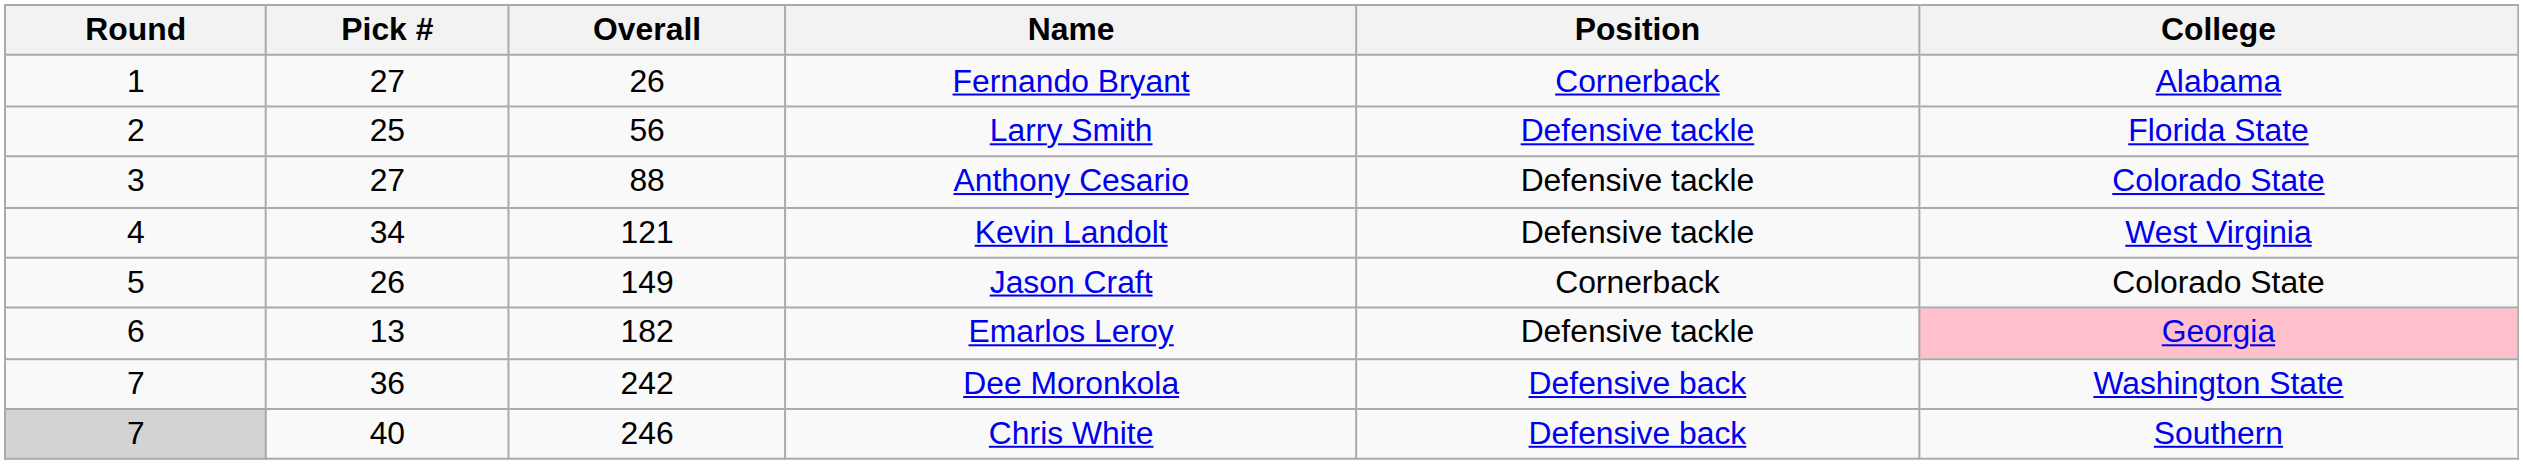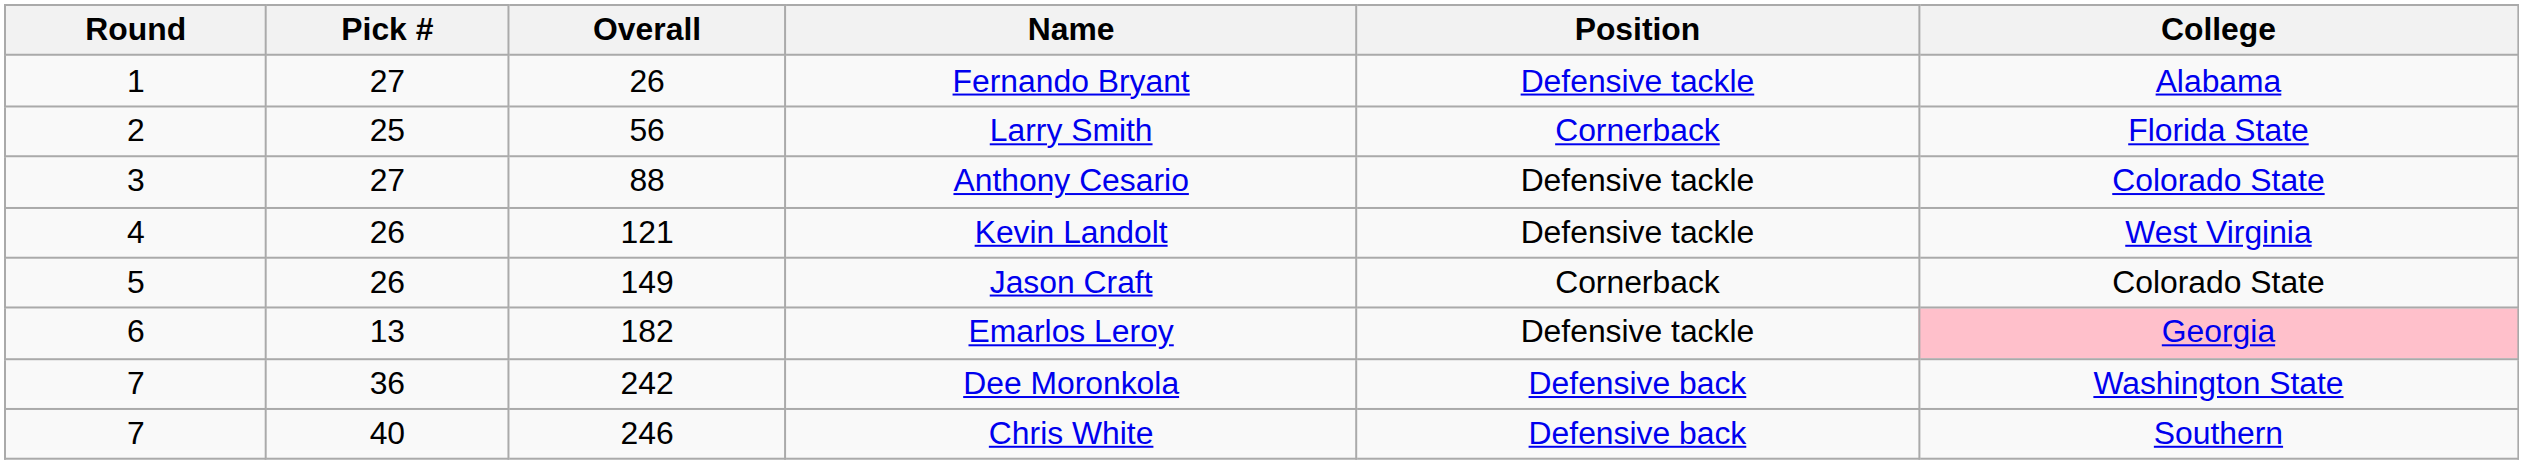(1637, 80) Cornerback -> (1637, 80) Defensive tackle
(1637, 130) Defensive tackle -> (1637, 130) Cornerback
(387, 231) 34 -> (387, 231) 26
(136, 433) lightgrey background -> (136, 433) no background
